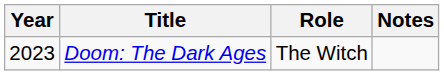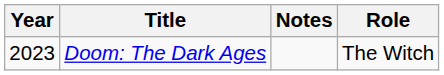columns swapped: (322, 20) <-> (406, 20)
